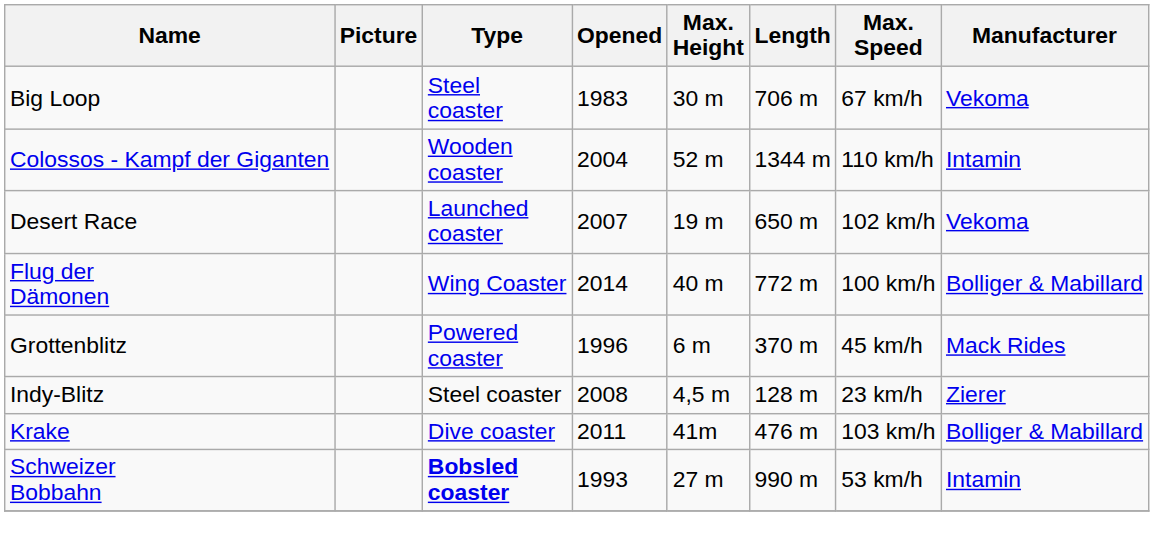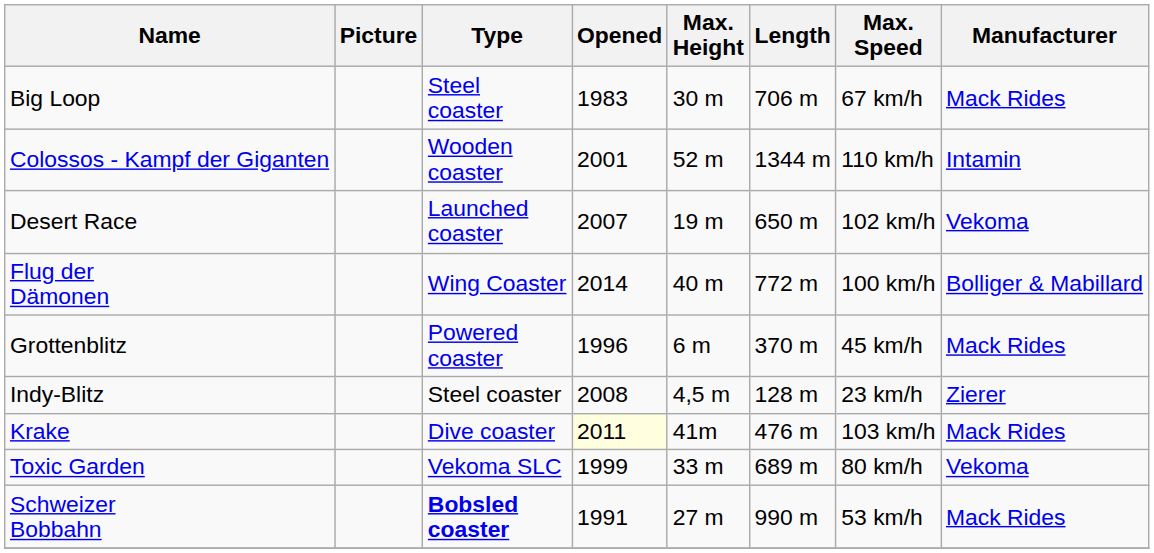(987, 97) Vekoma -> (1006, 97) Mack Rides
(602, 159) 2004 -> (602, 159) 2001
(602, 431) no background -> (602, 431) lightyellow background
(1045, 431) Bolliger & Mabillard -> (1006, 431) Mack Rides
+ row: (77, 467)
(602, 480) 1993 -> (602, 516) 1991
(984, 480) Intamin -> (1006, 516) Mack Rides
